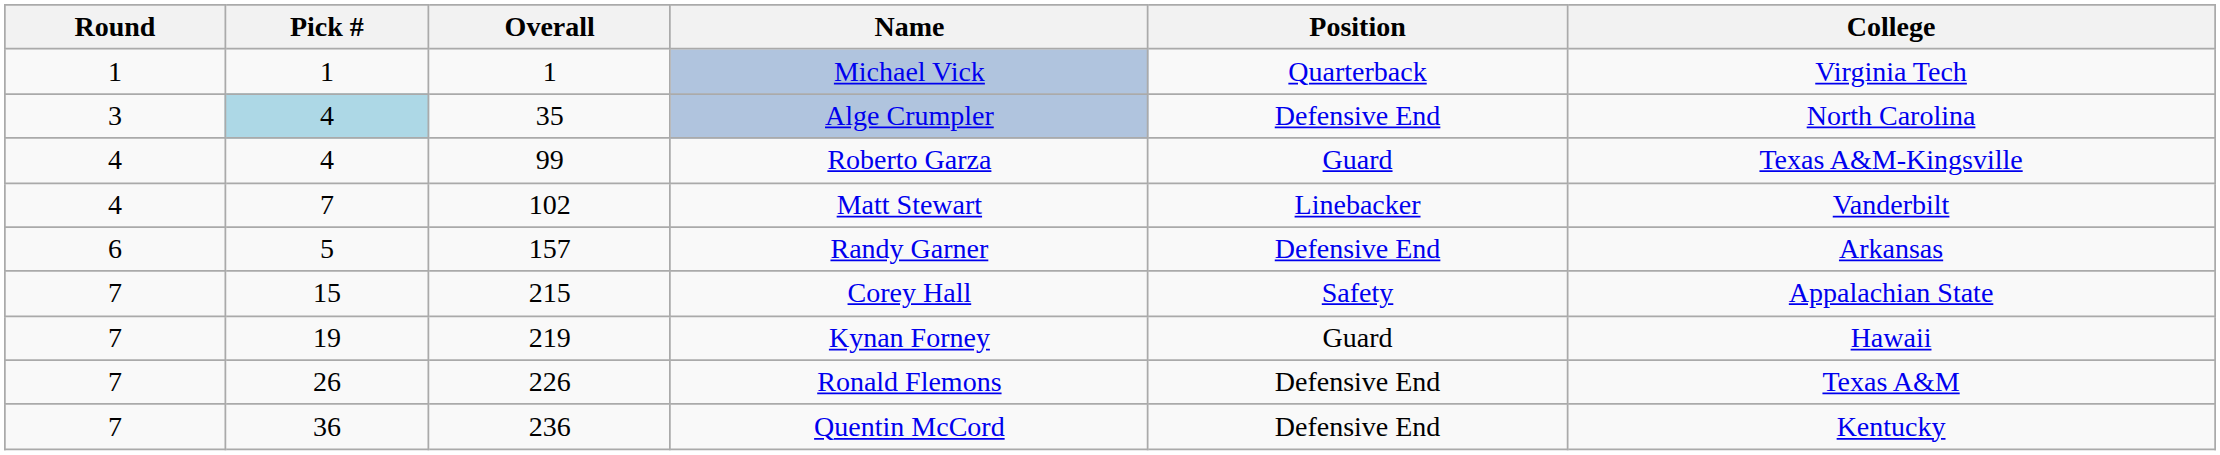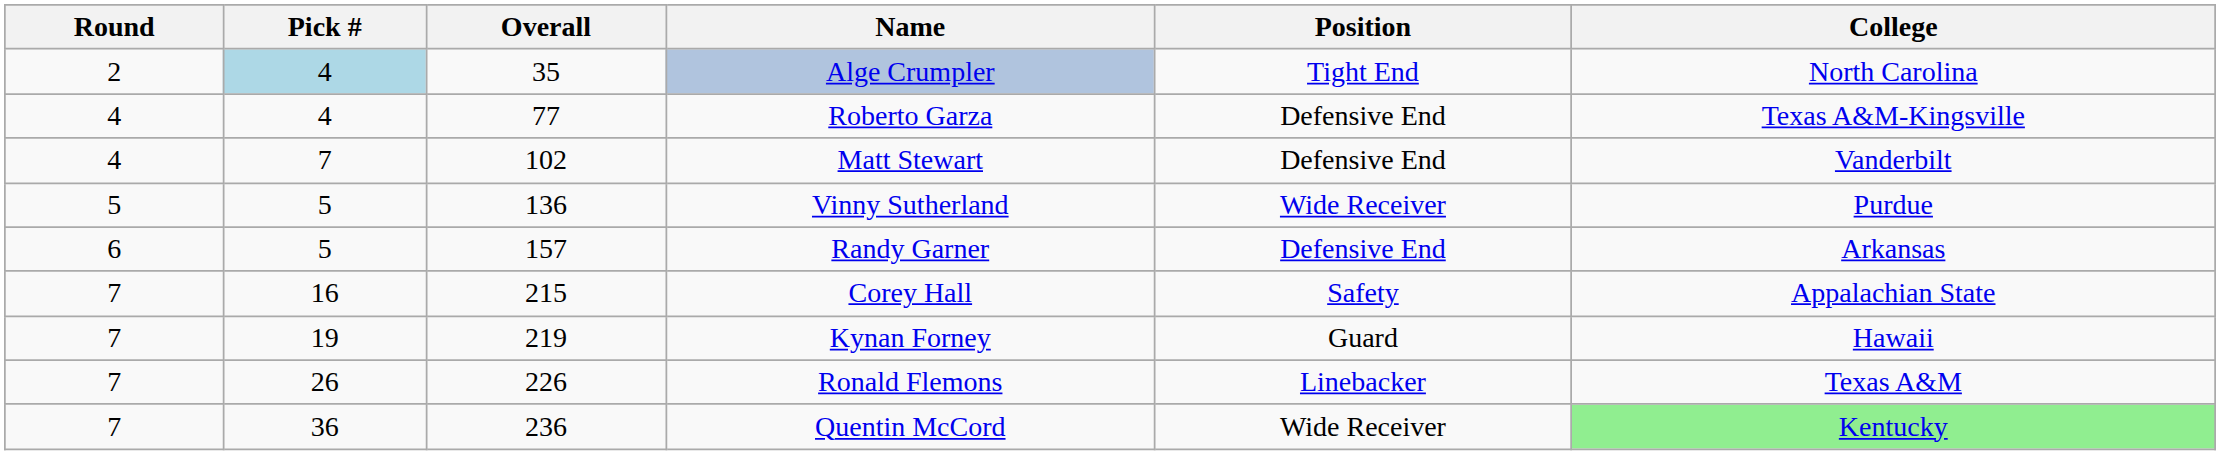- row: (909, 71)
(115, 115) 3 -> (114, 71) 2
(1358, 115) Defensive End -> (1363, 71) Tight End
(550, 159) 99 -> (546, 115) 77
(1358, 159) Guard -> (1363, 115) Defensive End
(1358, 204) Linebacker -> (1363, 159) Defensive End
+ row: (910, 204)
(327, 293) 15 -> (325, 293) 16
(1358, 381) Defensive End -> (1363, 381) Linebacker
(1358, 426) Defensive End -> (1363, 426) Wide Receiver
(1891, 426) no background -> (1893, 426) lightgreen background
